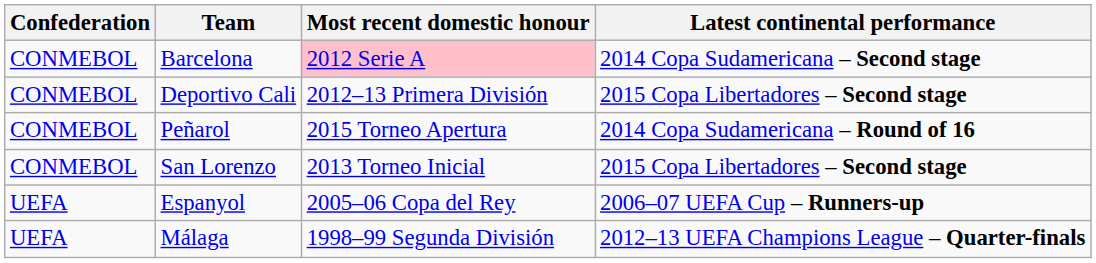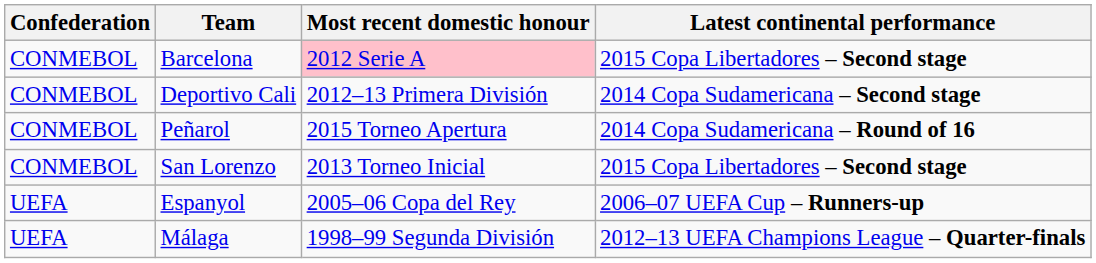(790, 58) 2014 Copa Sudamericana – Second stage -> (783, 58) 2015 Copa Libertadores – Second stage
(783, 94) 2015 Copa Libertadores – Second stage -> (790, 94) 2014 Copa Sudamericana – Second stage
